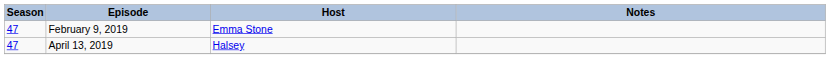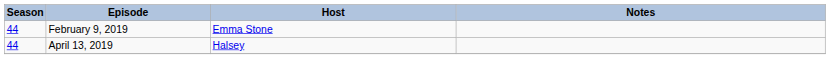(13, 29) 47 -> (13, 29) 44
(13, 45) 47 -> (13, 45) 44
